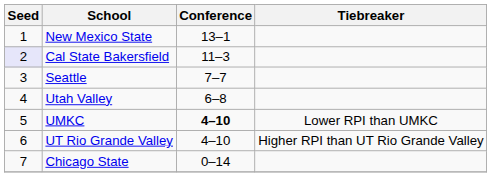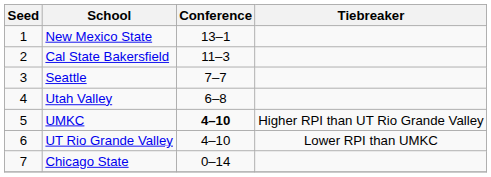(23, 57) lavender background -> (23, 57) no background
(371, 120) Lower RPI than UMKC -> (371, 120) Higher RPI than UT Rio Grande Valley
(371, 141) Higher RPI than UT Rio Grande Valley -> (371, 141) Lower RPI than UMKC
